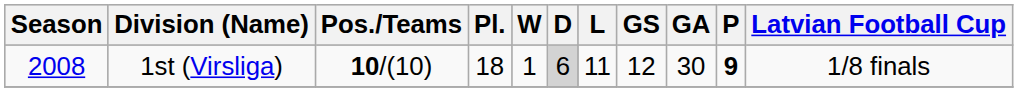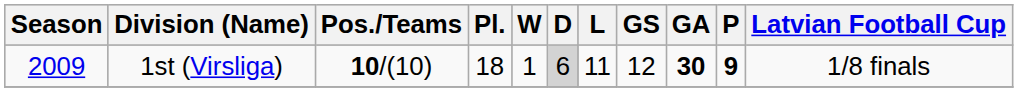(57, 65) 2008 -> (57, 65) 2009
(691, 65) normal -> (691, 65) bold
